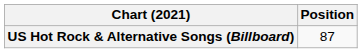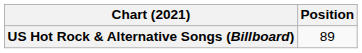(327, 36) 87 -> (327, 36) 89
